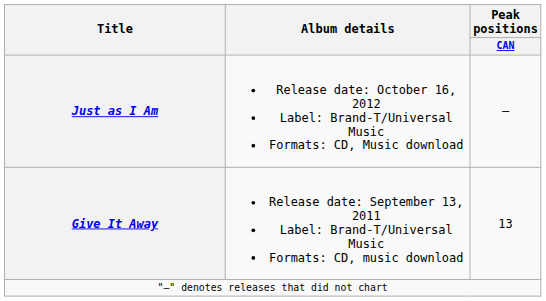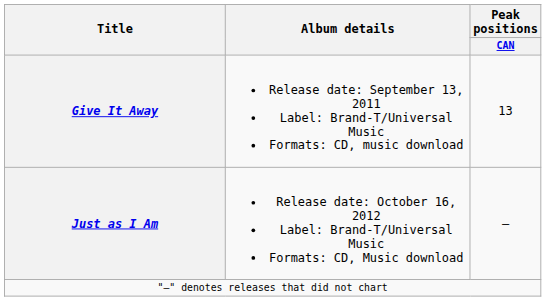rows swapped: (115, 223) <-> (115, 111)
